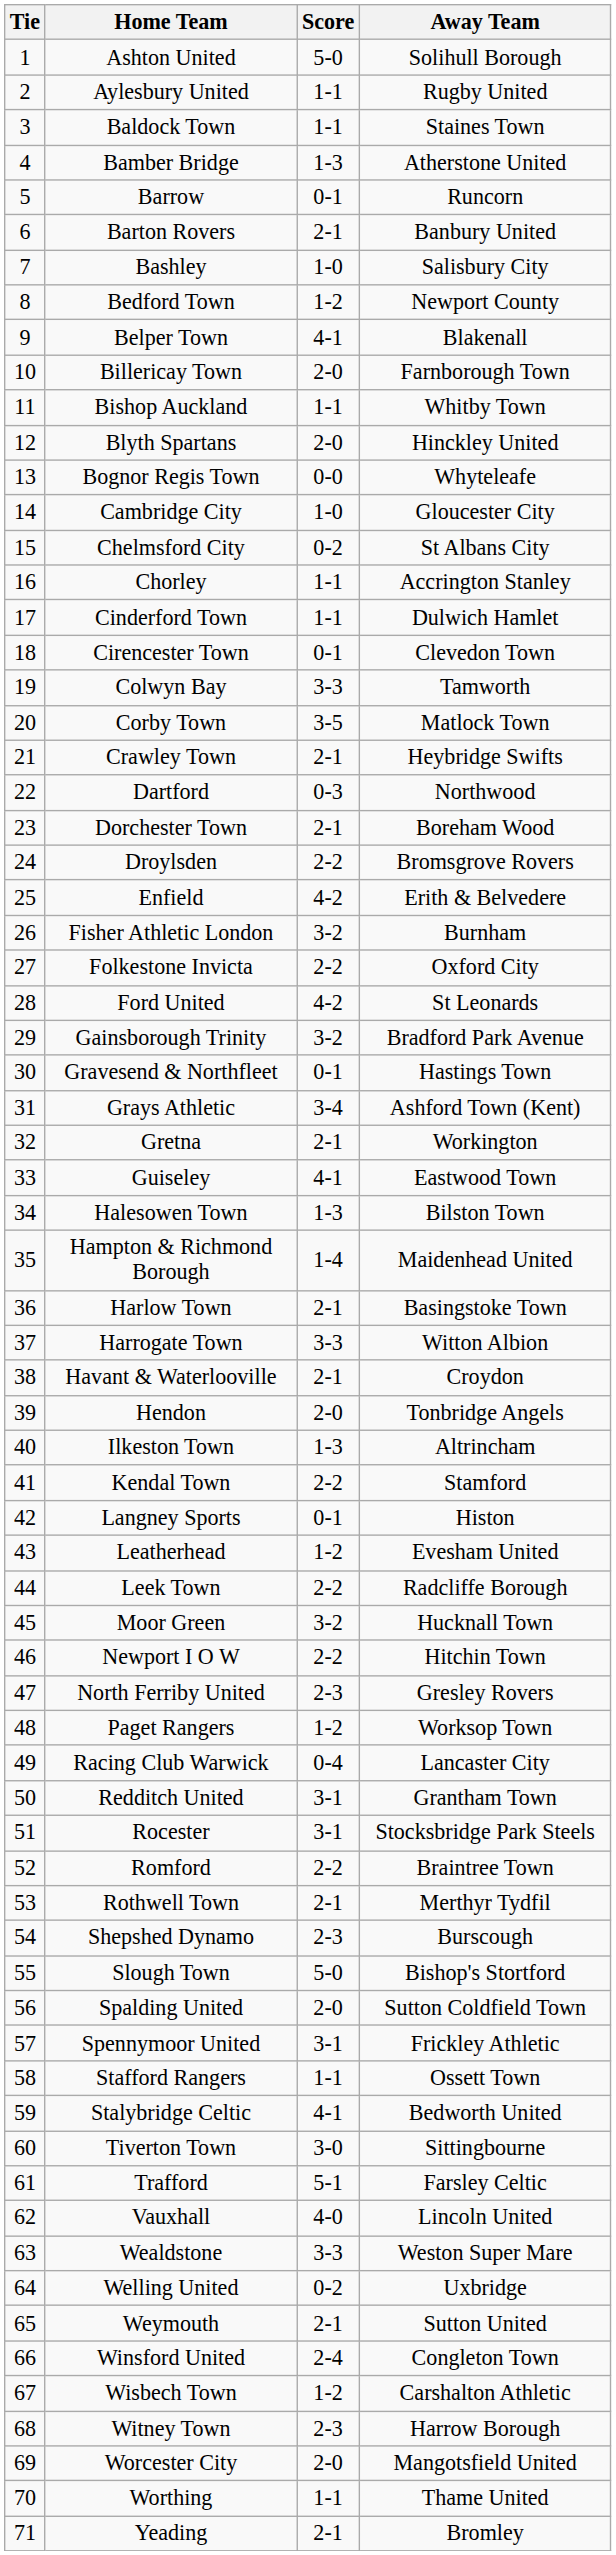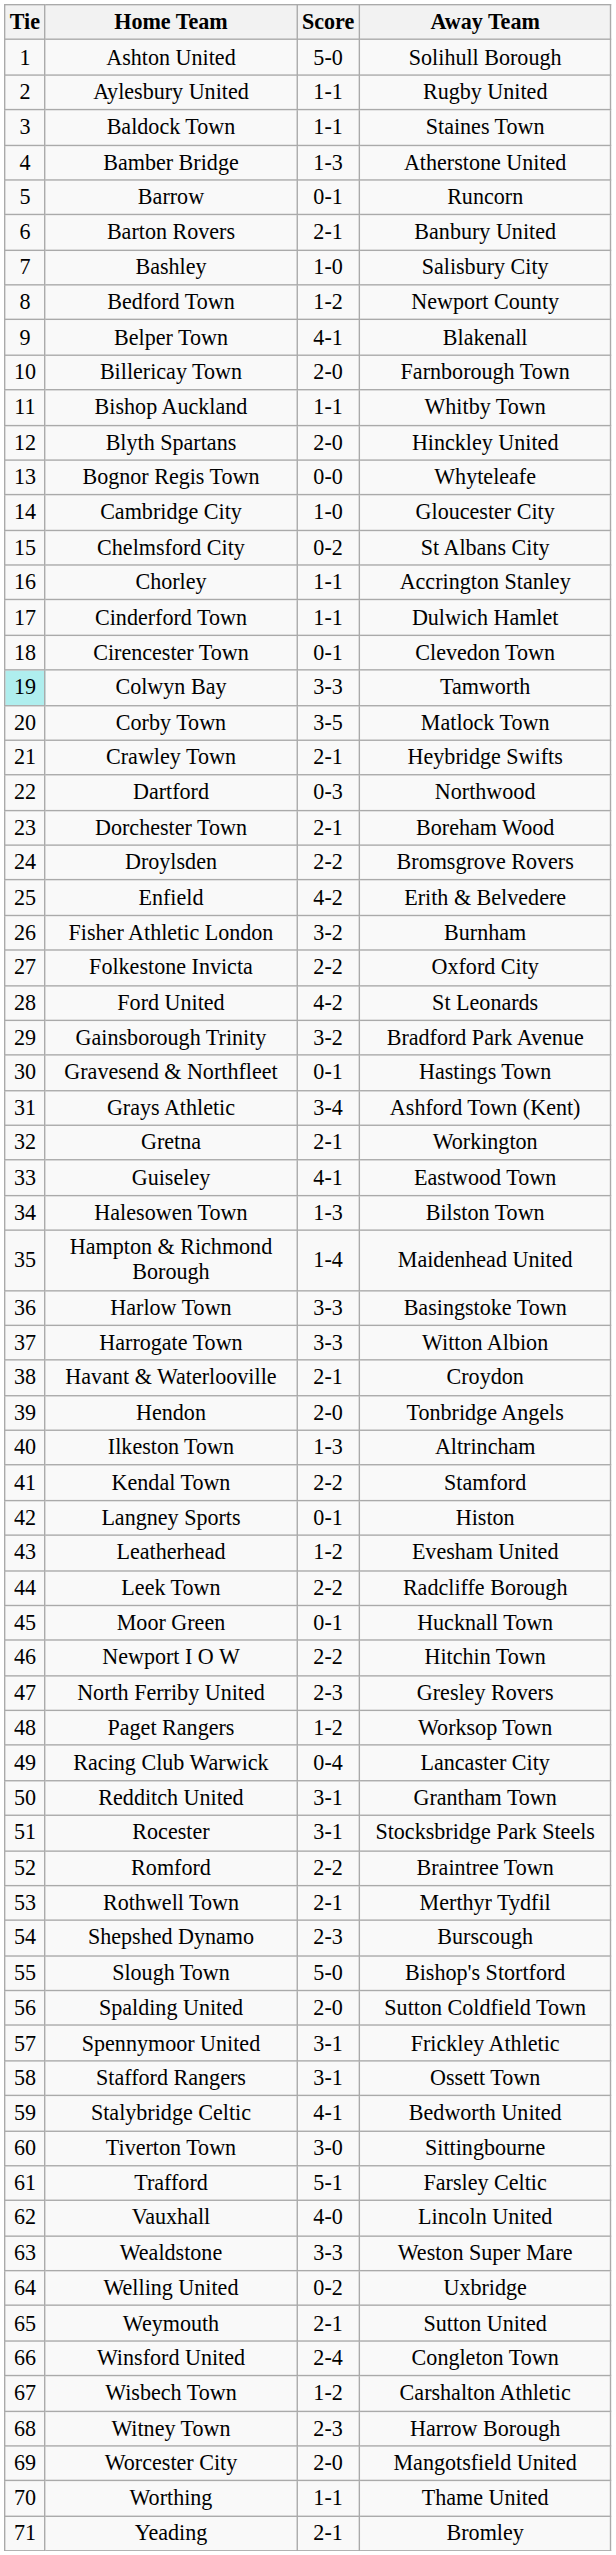(25, 687) no background -> (25, 687) paleturquoise background
(328, 1307) 2-1 -> (328, 1307) 3-3
(328, 1622) 3-2 -> (328, 1622) 0-1
(328, 2077) 1-1 -> (328, 2077) 3-1
